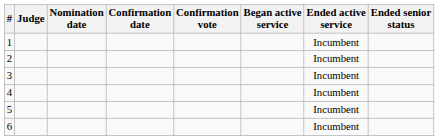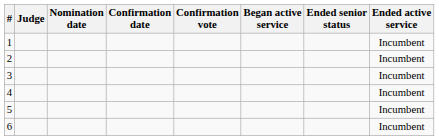columns swapped: (336, 19) <-> (401, 19)
